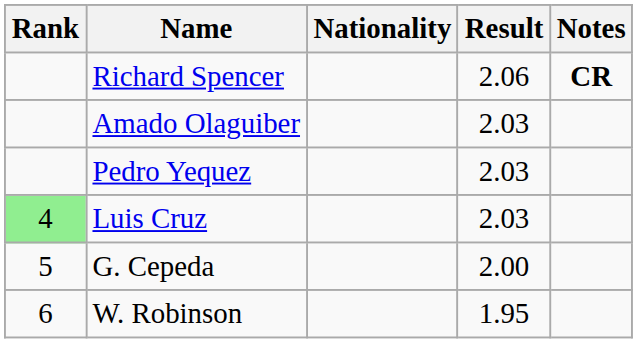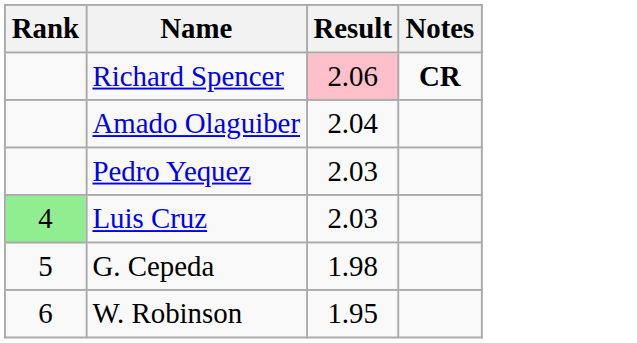- column: (382, 28)
(504, 76) no background -> (353, 76) pink background
(504, 123) 2.03 -> (353, 123) 2.04
(504, 266) 2.00 -> (353, 266) 1.98
